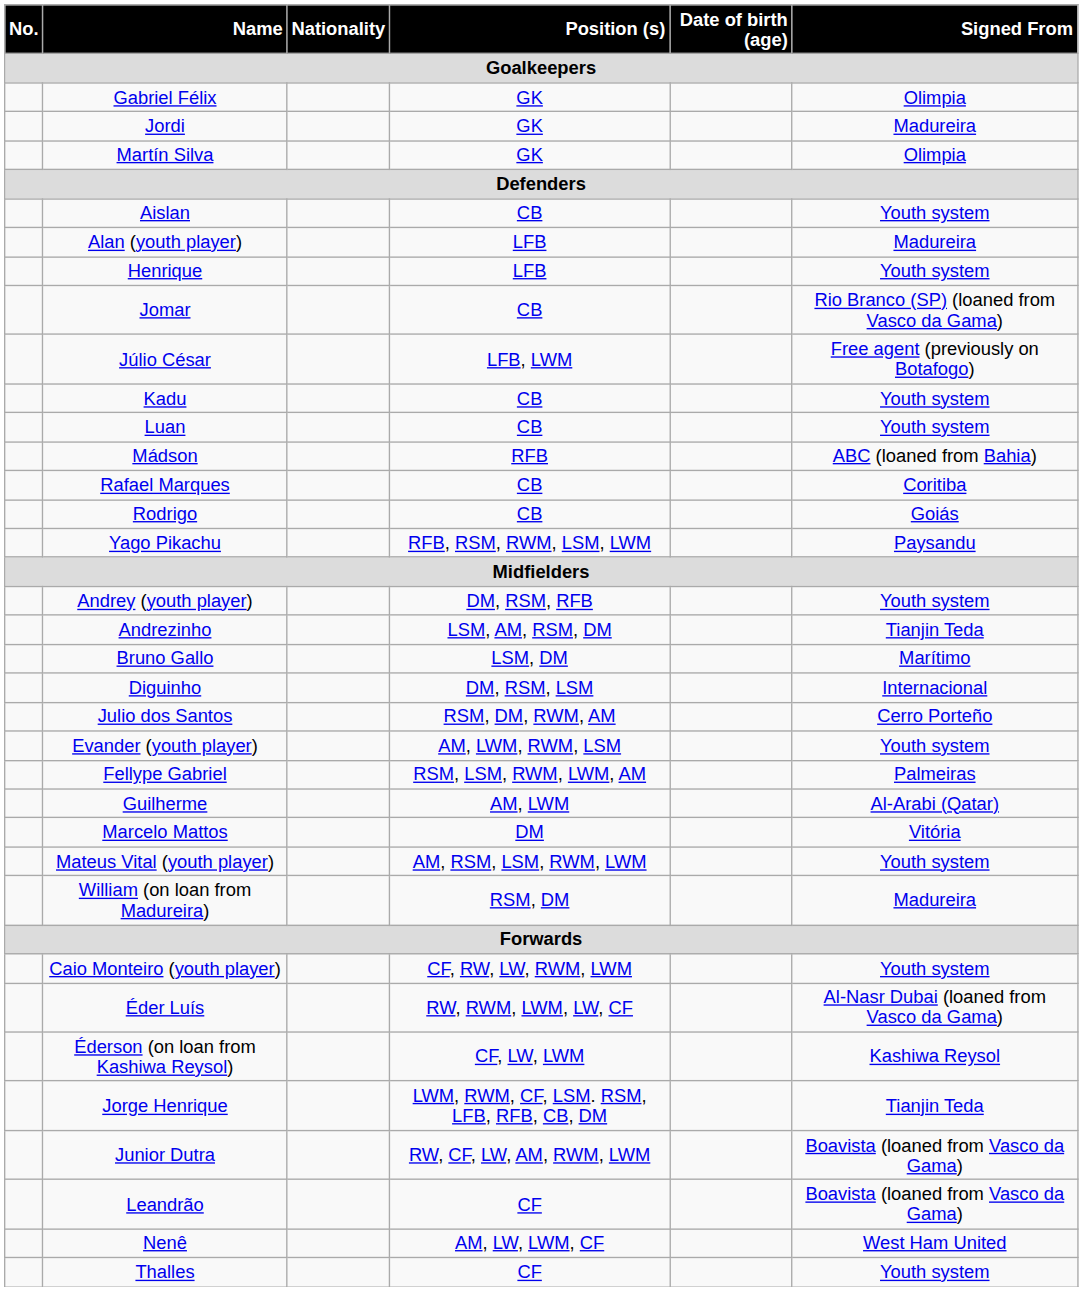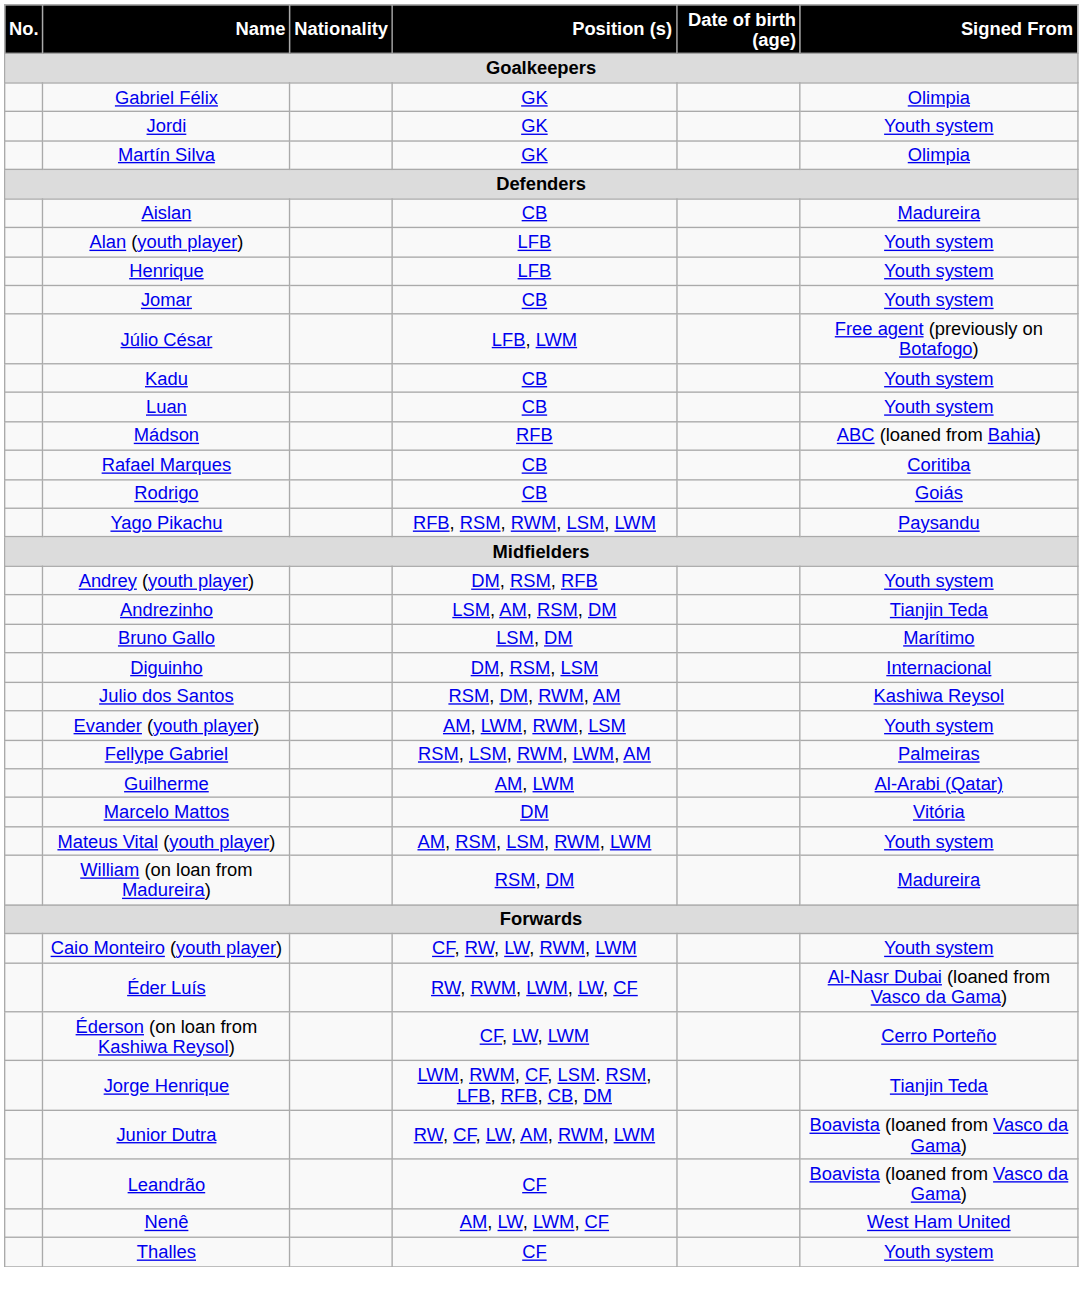(935, 126) Madureira -> (939, 126) Youth system
(935, 213) Youth system -> (939, 213) Madureira
(935, 242) Madureira -> (939, 242) Youth system
(935, 310) Rio Branco (SP) (loaned from Vasco da Gama) -> (939, 299) Youth system
(935, 716) Cerro Porteño -> (939, 696) Kashiwa Reysol
(935, 1056) Kashiwa Reysol -> (939, 1036) Cerro Porteño
